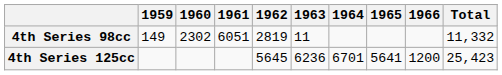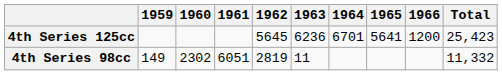rows swapped: (71, 37) <-> (71, 59)
